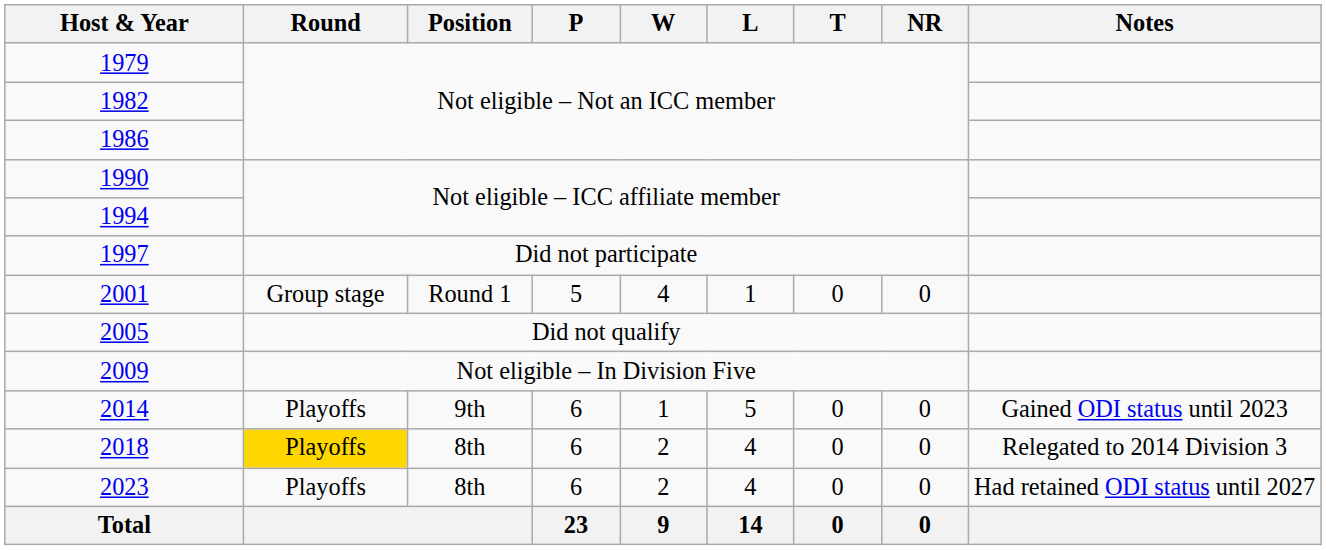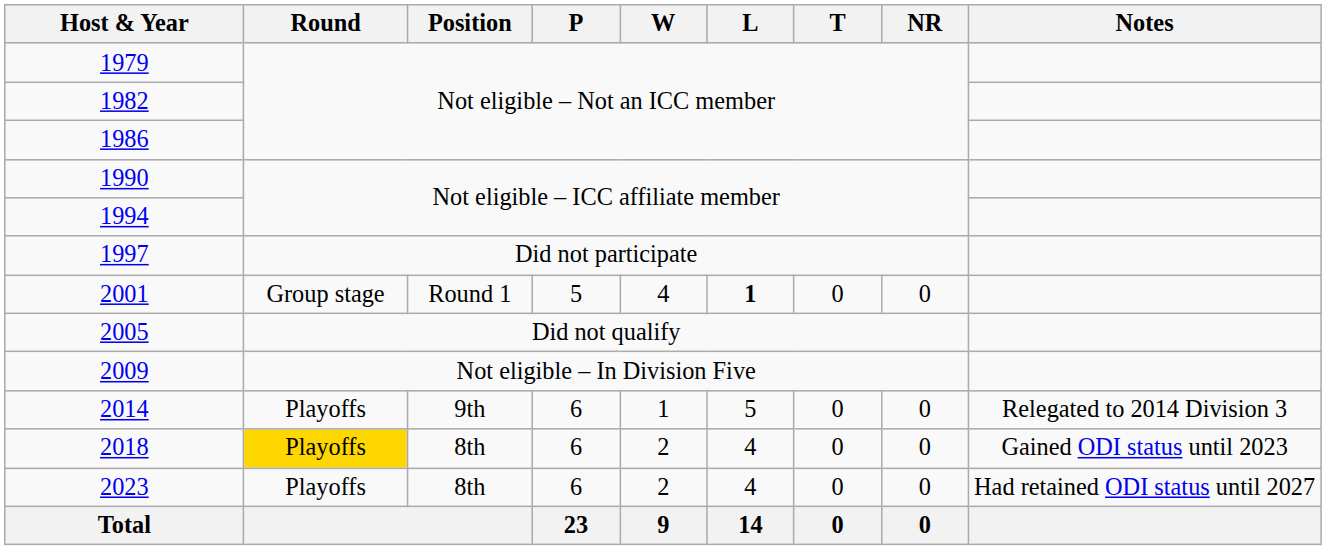(750, 293) normal -> (750, 293) bold
(1145, 409) Gained ODI status until 2023 -> (1145, 409) Relegated to 2014 Division 3
(1145, 448) Relegated to 2014 Division 3 -> (1145, 448) Gained ODI status until 2023
